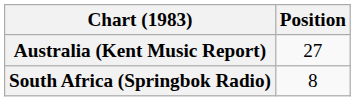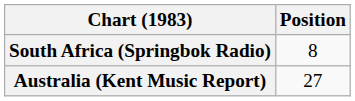rows swapped: (140, 50) <-> (140, 80)
